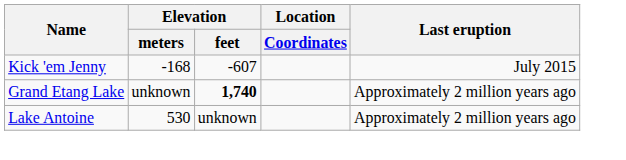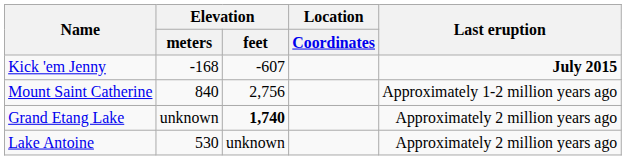(545, 67) normal -> (585, 67) bold
+ row: (80, 92)
